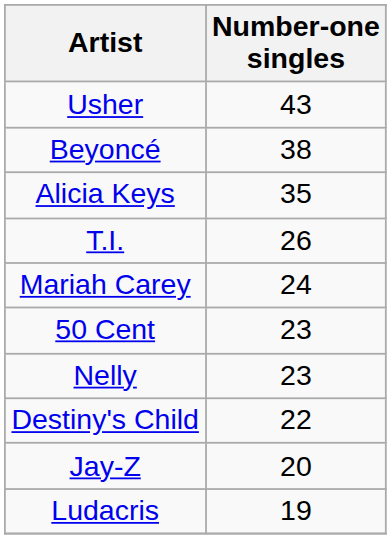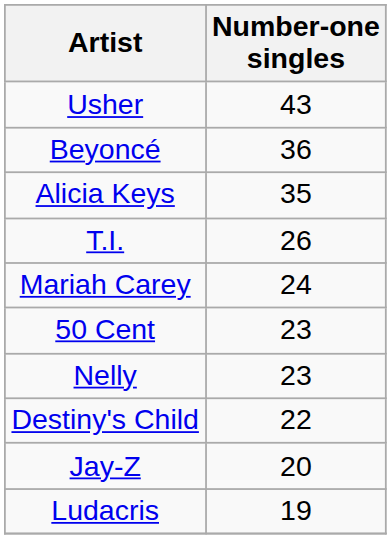(296, 149) 38 -> (296, 149) 36
